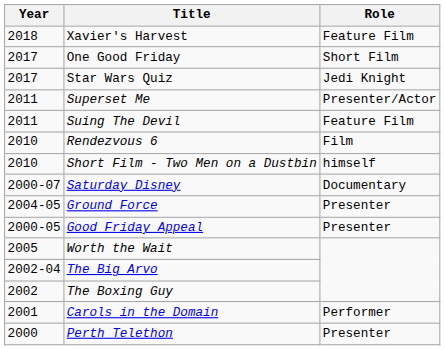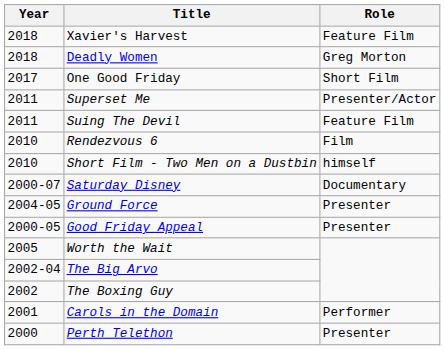+ row: (112, 57)
- row: (120, 79)
